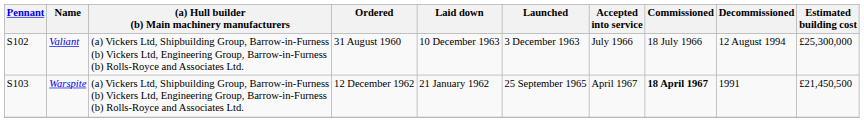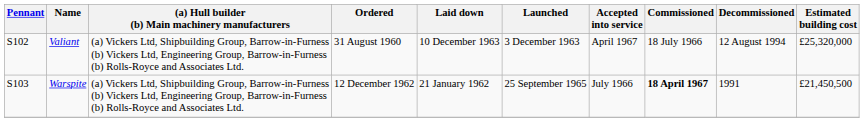(612, 41) July 1966 -> (614, 41) April 1967
(826, 41) £25,300,000 -> (826, 41) £25,320,000
(614, 83) April 1967 -> (612, 83) July 1966
